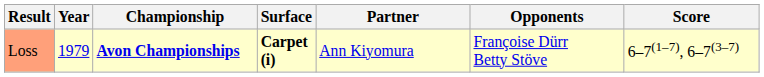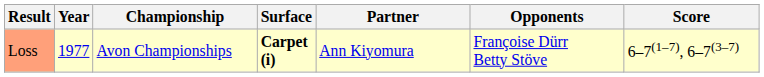(74, 50) 1979 -> (74, 50) 1977
(168, 50) bold -> (164, 50) normal
